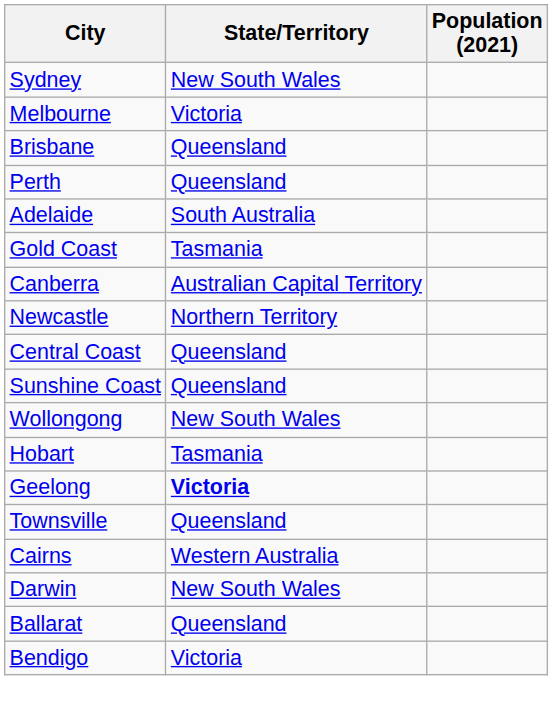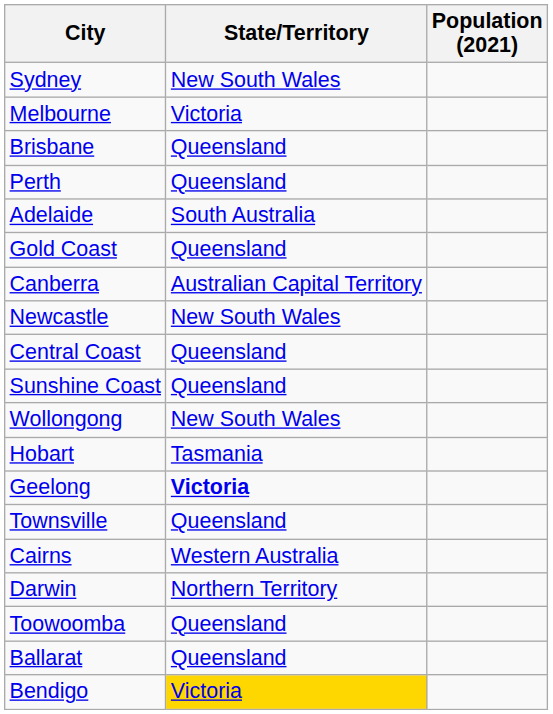(217, 249) Tasmania -> (229, 249) Queensland
(254, 317) Northern Territory -> (256, 317) New South Wales
(256, 589) New South Wales -> (254, 589) Northern Territory
+ row: (67, 623)
(206, 657) no background -> (206, 691) gold background
